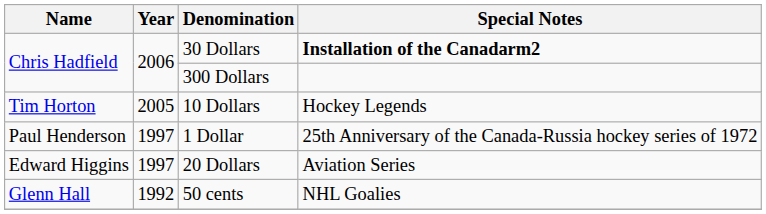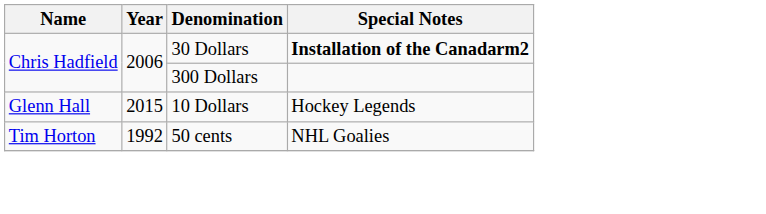(52, 106) Tim Horton -> (49, 106) Glenn Hall
(156, 106) 2005 -> (145, 106) 2015
- row: (213, 135)
- row: (221, 164)
(49, 194) Glenn Hall -> (52, 135) Tim Horton
